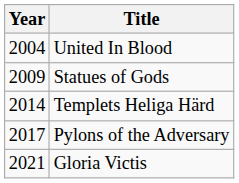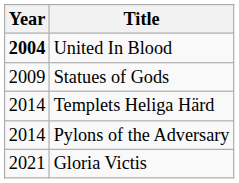(27, 47) normal -> (27, 47) bold
(27, 134) 2017 -> (27, 134) 2014
